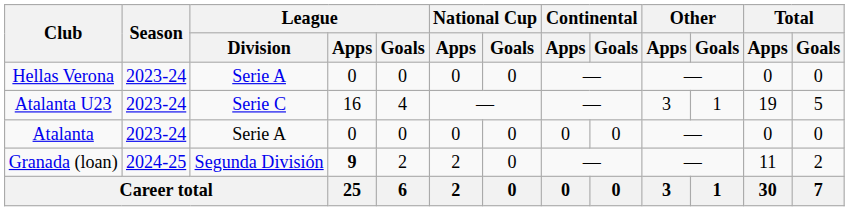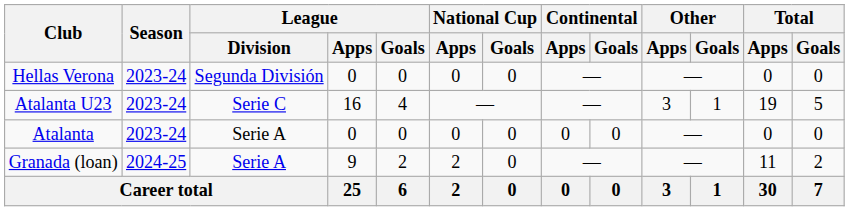(259, 76) Serie A -> (259, 76) Segunda División
(259, 162) Segunda División -> (259, 162) Serie A
(352, 162) bold -> (352, 162) normal
